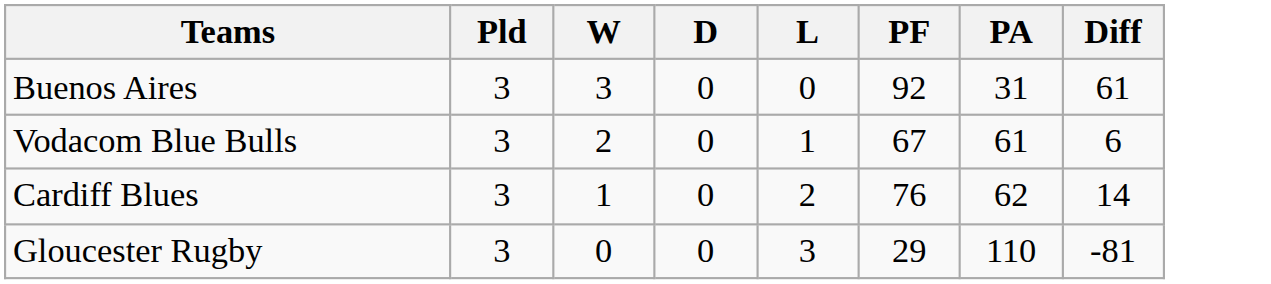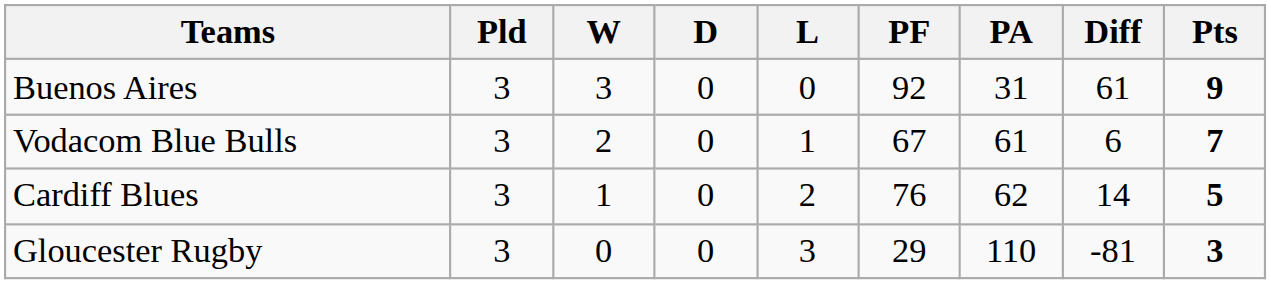+ column: (1215, 31)
